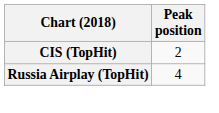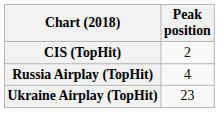+ row: (83, 96)
